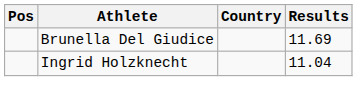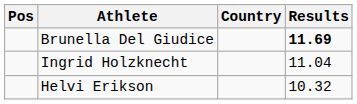(310, 40) normal -> (310, 40) bold
+ row: (97, 87)
